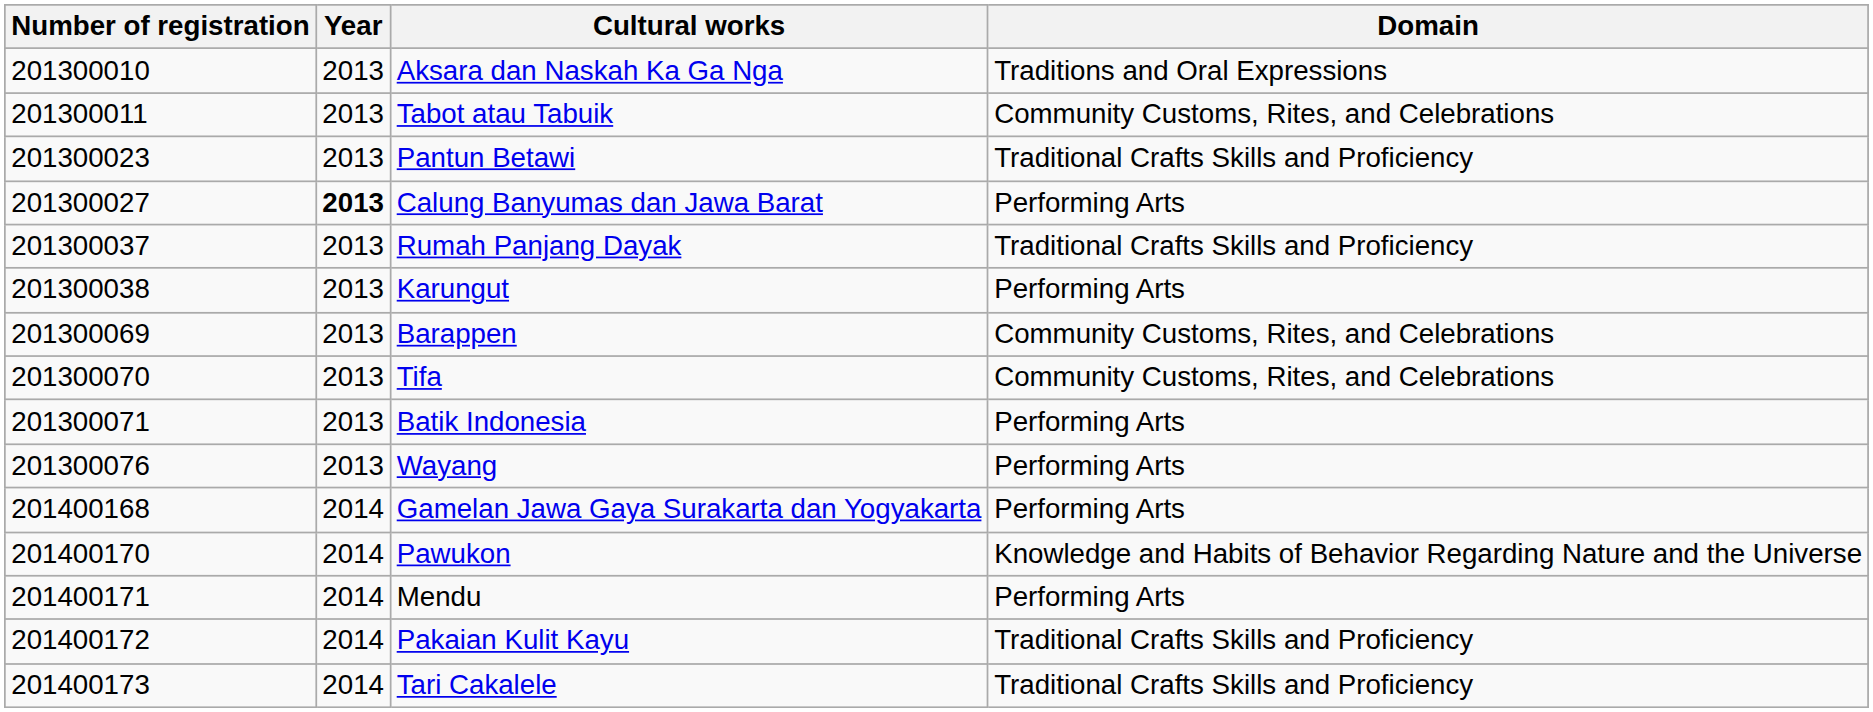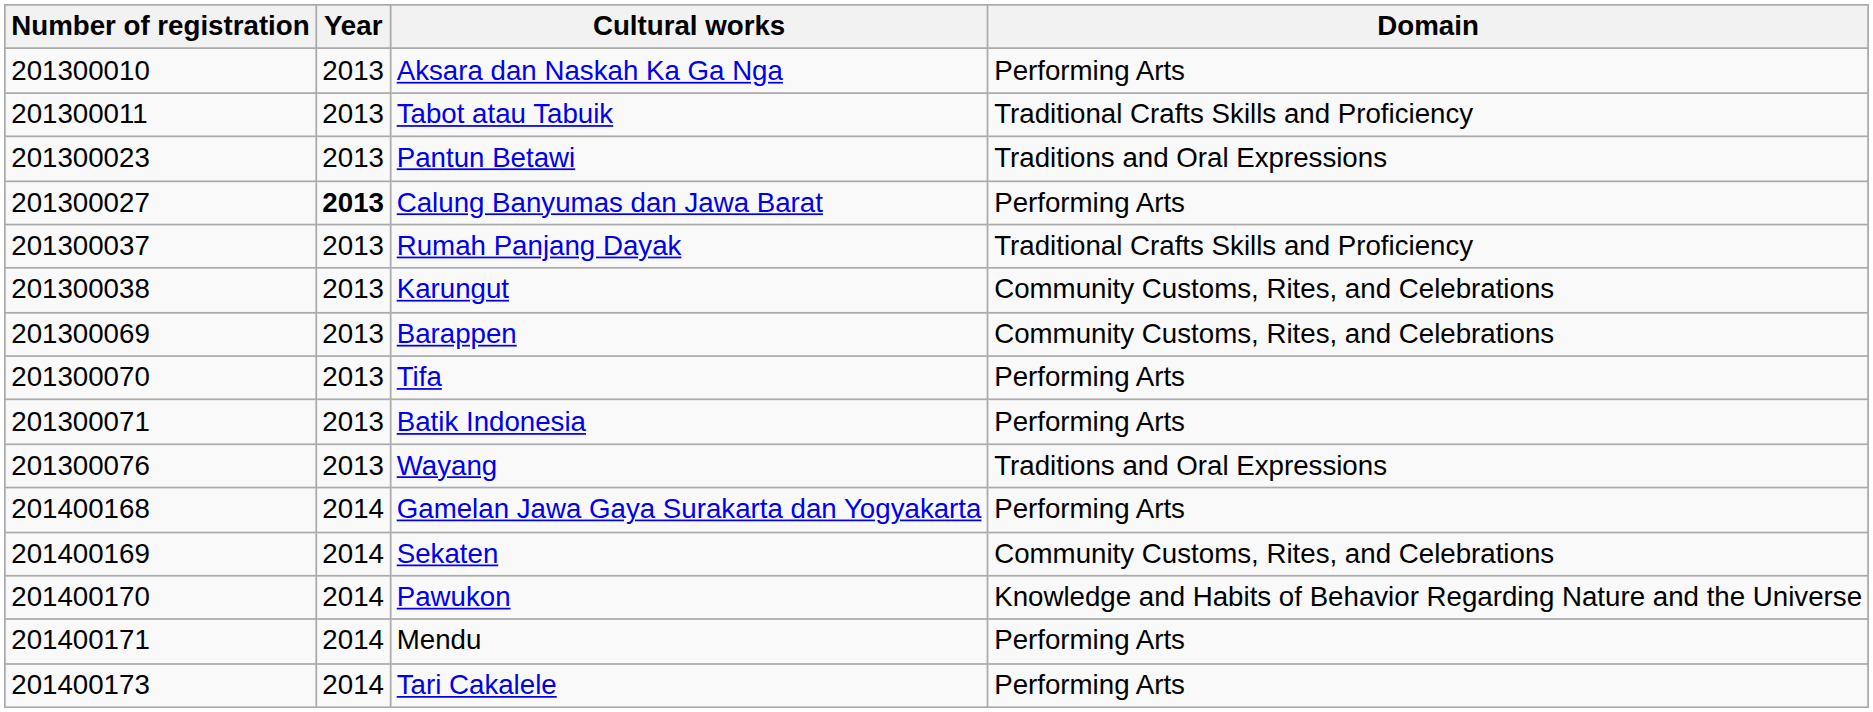(1191, 70) Traditions and Oral Expressions -> (1090, 70) Performing Arts
(1274, 114) Community Customs, Rites, and Celebrations -> (1234, 114) Traditional Crafts Skills and Proficiency
(1234, 158) Traditional Crafts Skills and Proficiency -> (1191, 158) Traditions and Oral Expressions
(1090, 289) Performing Arts -> (1274, 289) Community Customs, Rites, and Celebrations
(1274, 377) Community Customs, Rites, and Celebrations -> (1090, 377) Performing Arts
(1090, 465) Performing Arts -> (1191, 465) Traditions and Oral Expressions
+ row: (448, 553)
- row: (513, 641)
(1234, 684) Traditional Crafts Skills and Proficiency -> (1090, 684) Performing Arts
